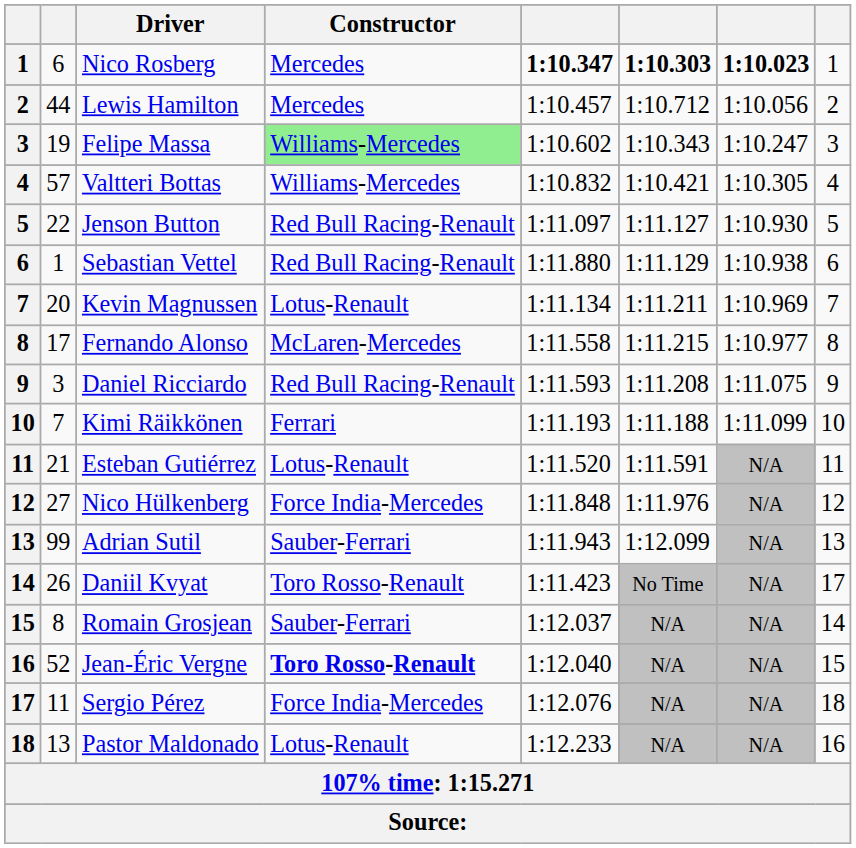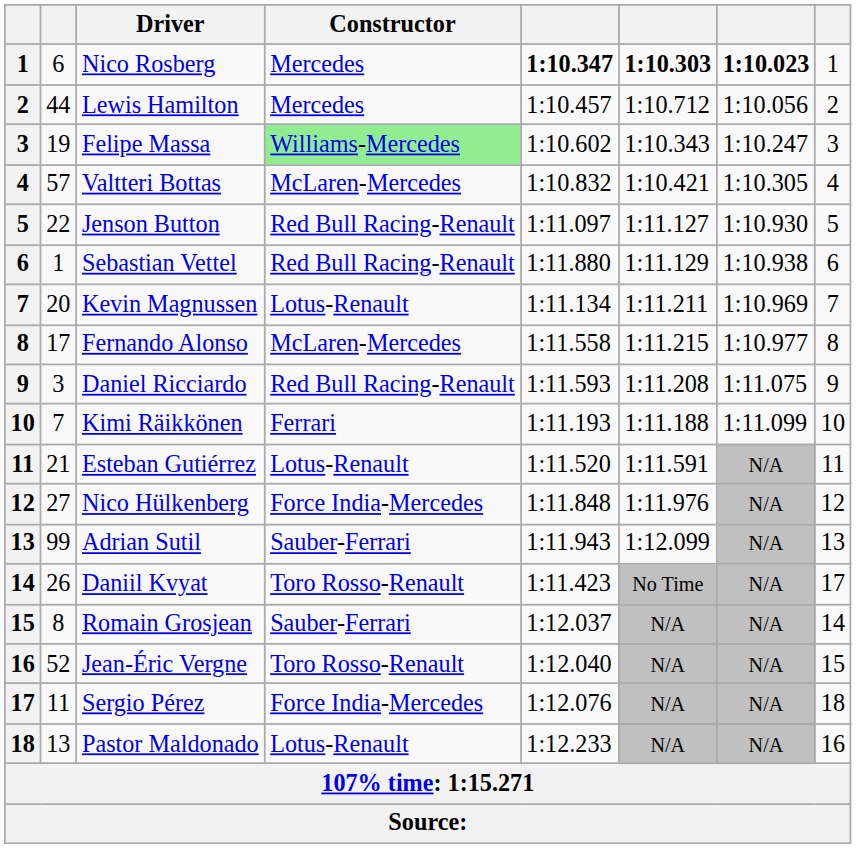(365, 183) Williams-Mercedes -> (366, 183) McLaren-Mercedes
(373, 663) bold -> (367, 663) normal
